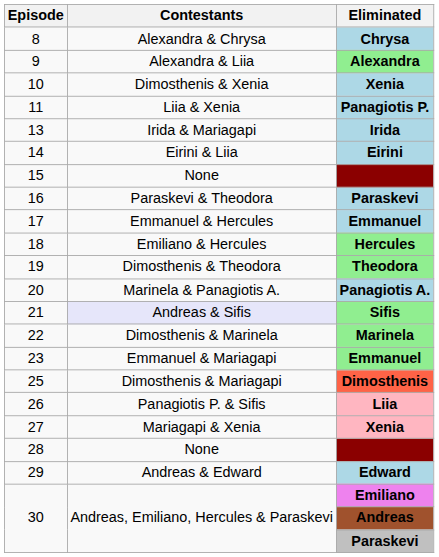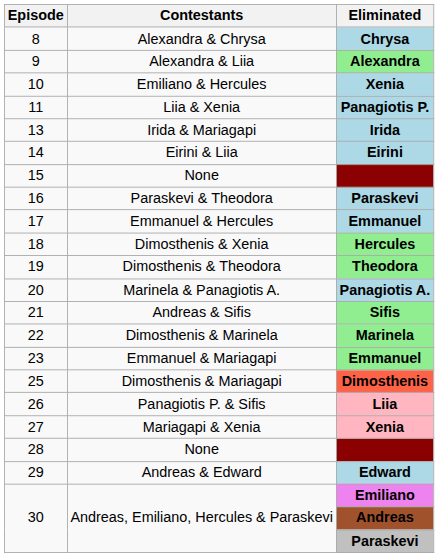(202, 84) Dimosthenis & Xenia -> (202, 84) Emiliano & Hercules
(202, 244) Emiliano & Hercules -> (202, 244) Dimosthenis & Xenia
(202, 312) lavender background -> (202, 312) no background
